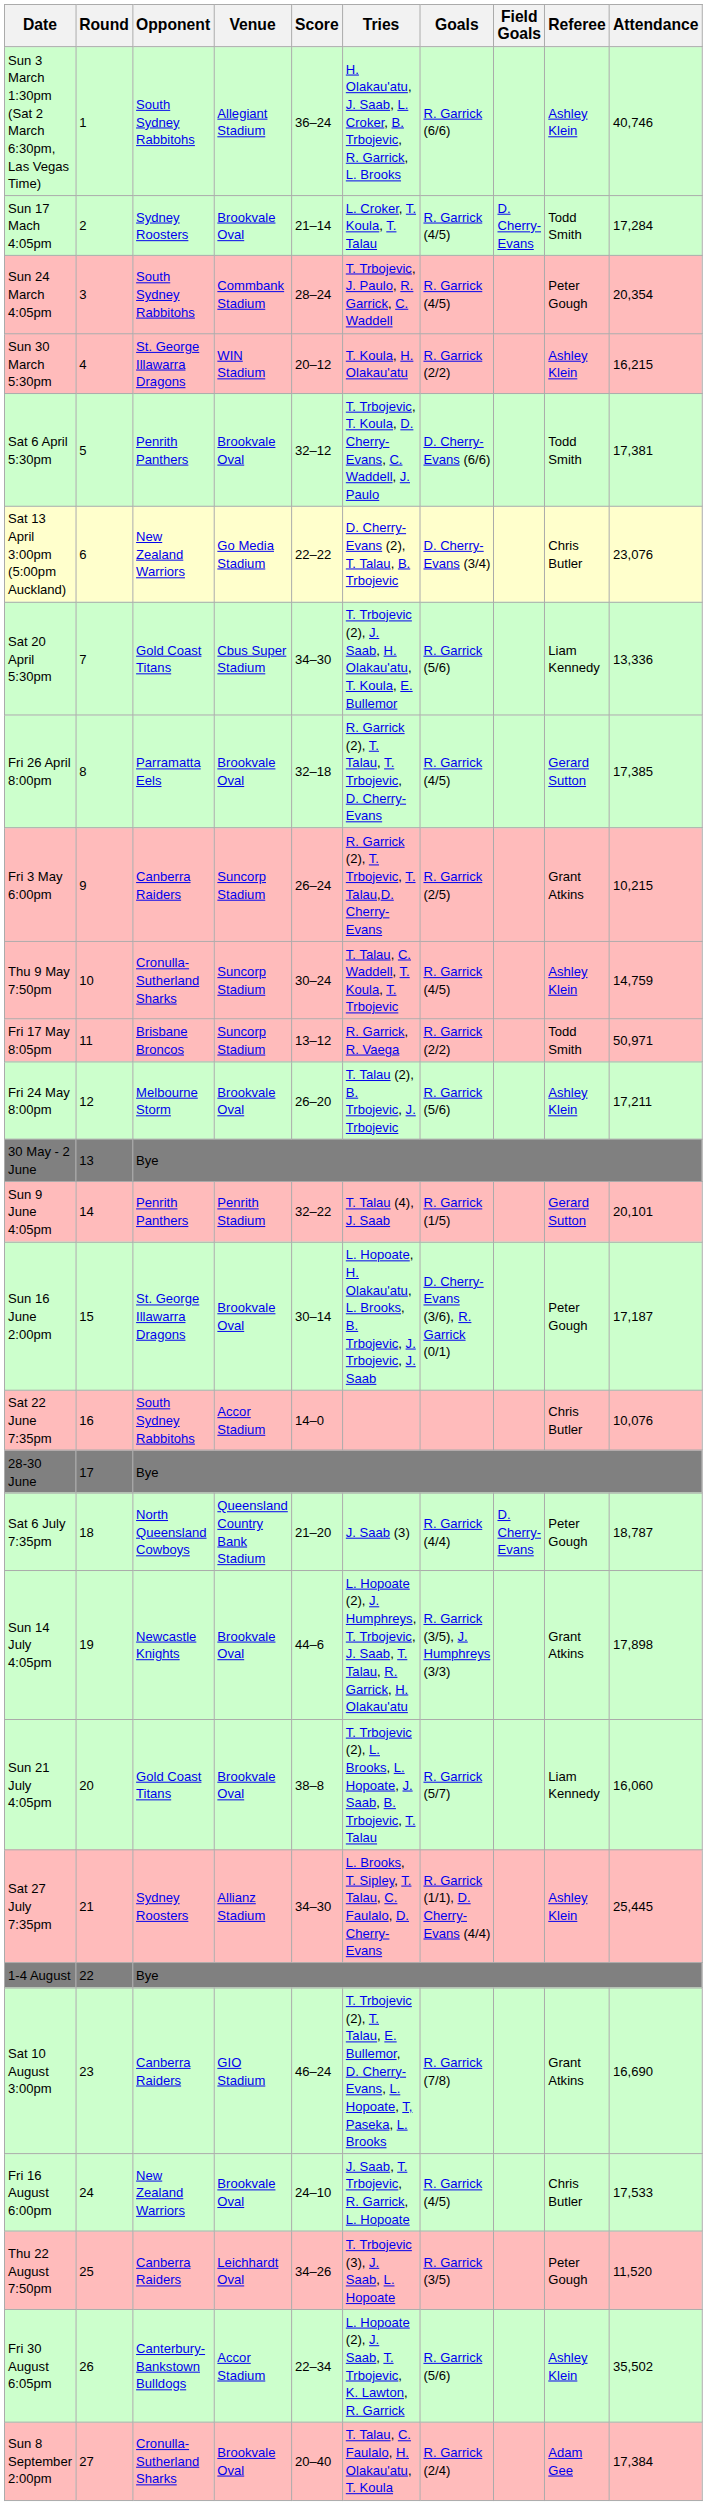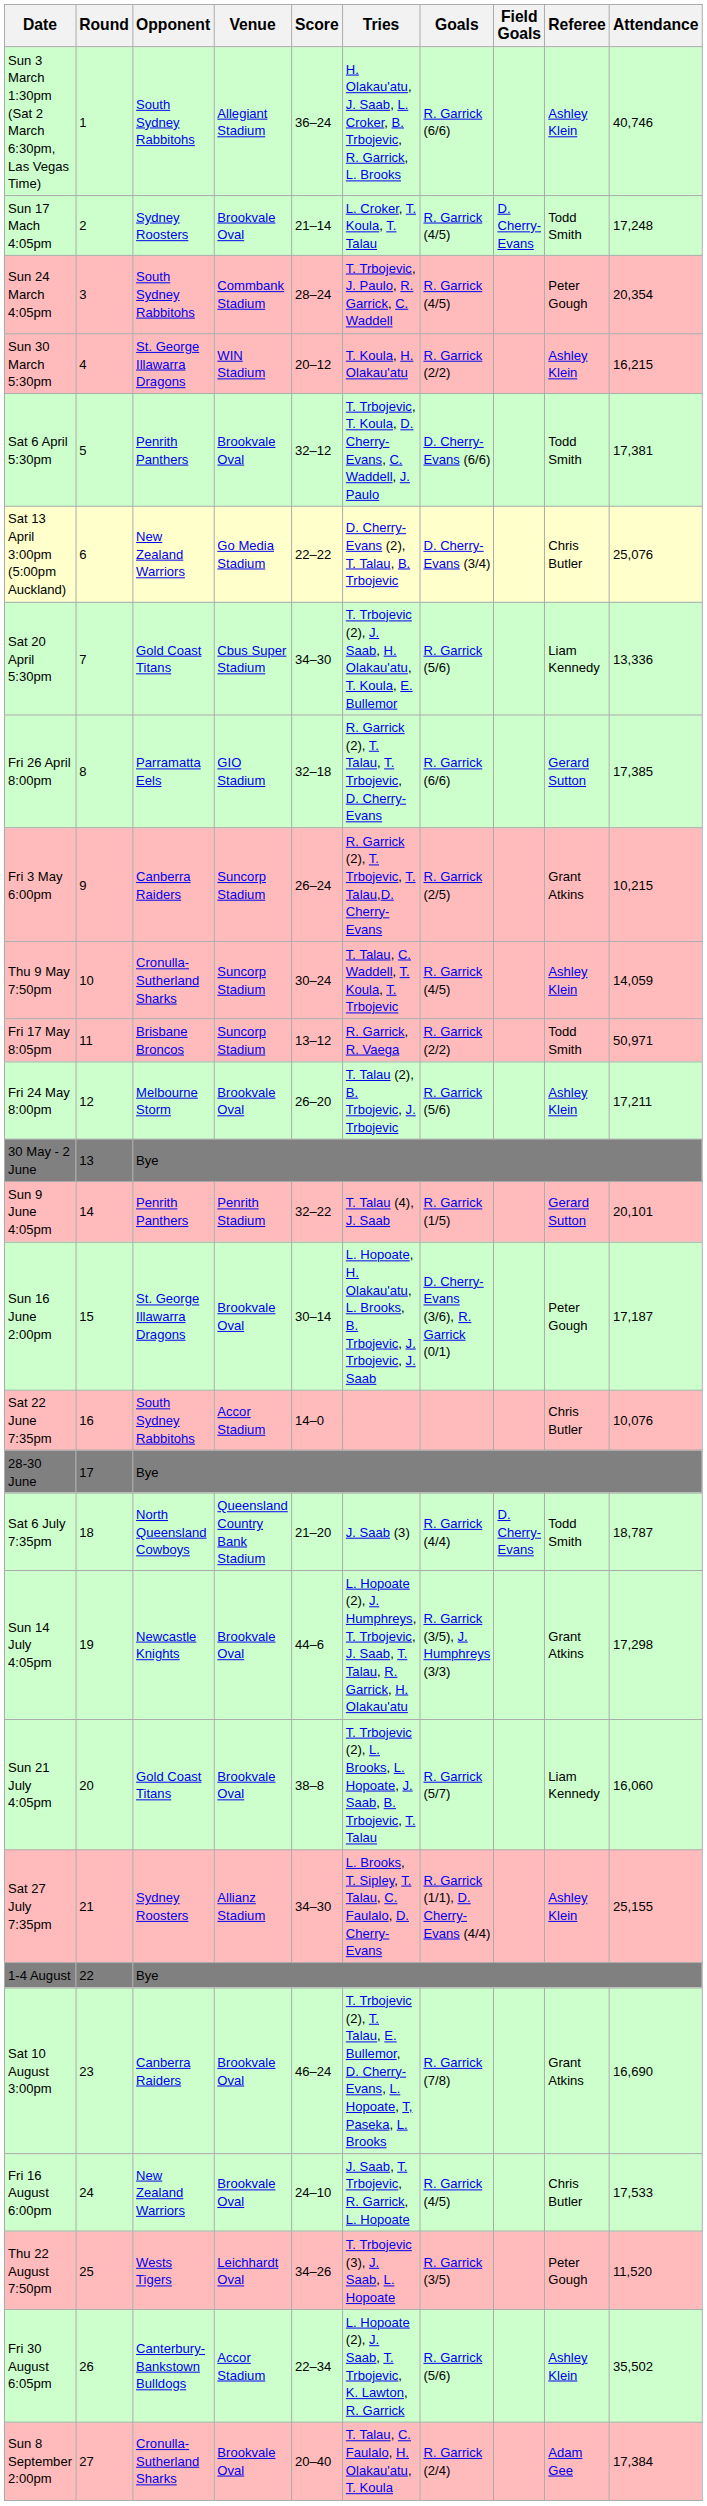(633, 226) 17,284 -> (633, 226) 17,248
(633, 555) 23,076 -> (633, 555) 25,076
(246, 771) Brookvale Oval -> (241, 771) GIO Stadium
(453, 772) R. Garrick (4/5) -> (453, 771) R. Garrick (6/6)
(633, 981) 14,759 -> (633, 981) 14,059
(568, 1532) Peter Gough -> (565, 1532) Todd Smith
(633, 1645) 17,898 -> (633, 1645) 17,298
(633, 1907) 25,445 -> (633, 1907) 25,155
(241, 2070) GIO Stadium -> (246, 2070) Brookvale Oval
(163, 2270) Canberra Raiders -> (154, 2270) Wests Tigers
